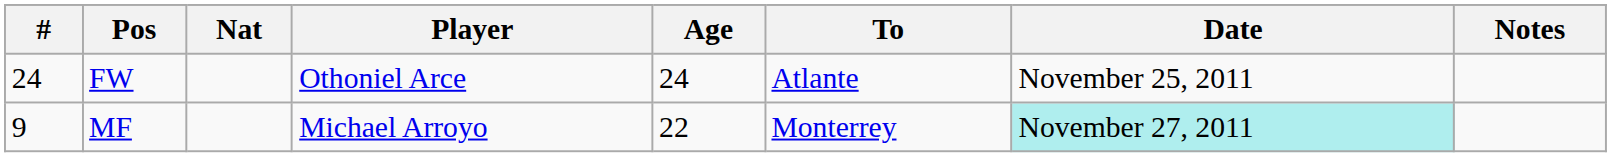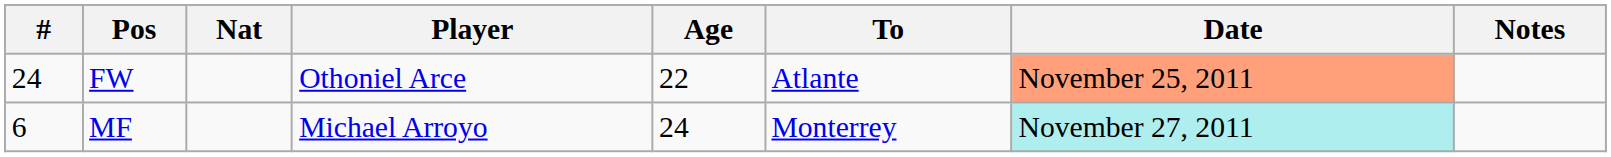(674, 77) 24 -> (674, 77) 22
(1136, 77) no background -> (1136, 77) lightsalmon background
(19, 126) 9 -> (19, 126) 6
(674, 126) 22 -> (674, 126) 24
